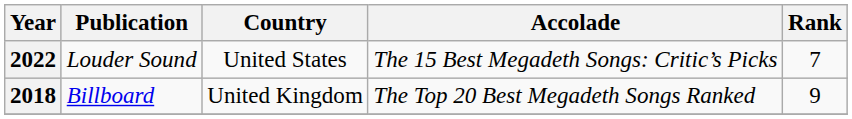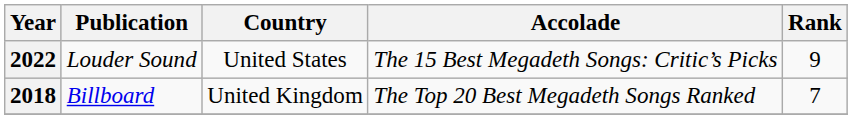(815, 59) 7 -> (815, 59) 9
(815, 95) 9 -> (815, 95) 7
